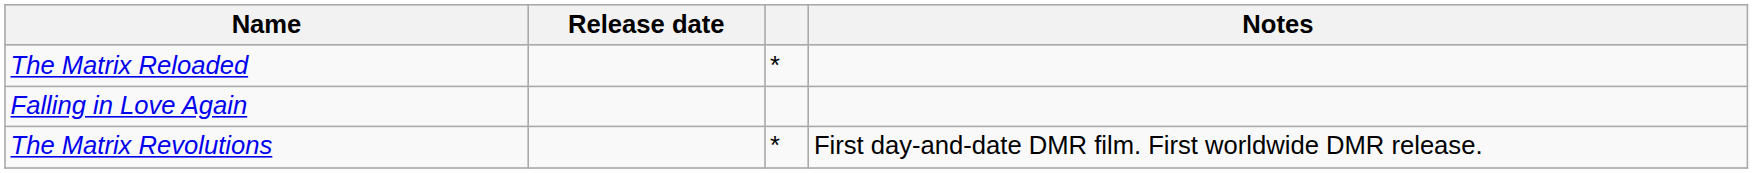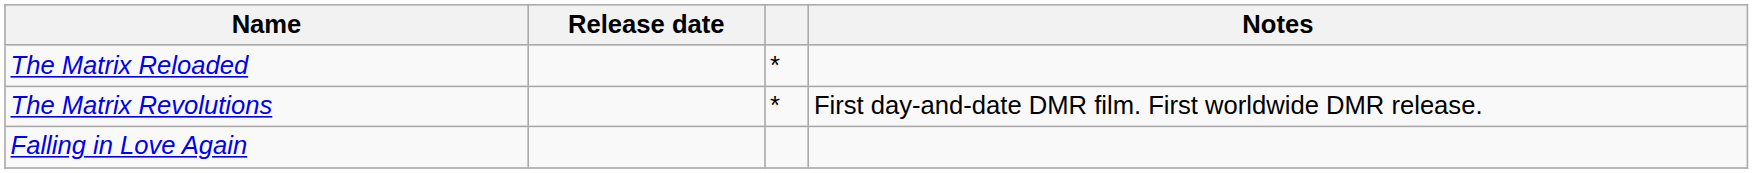rows swapped: (141, 146) <-> (129, 106)
